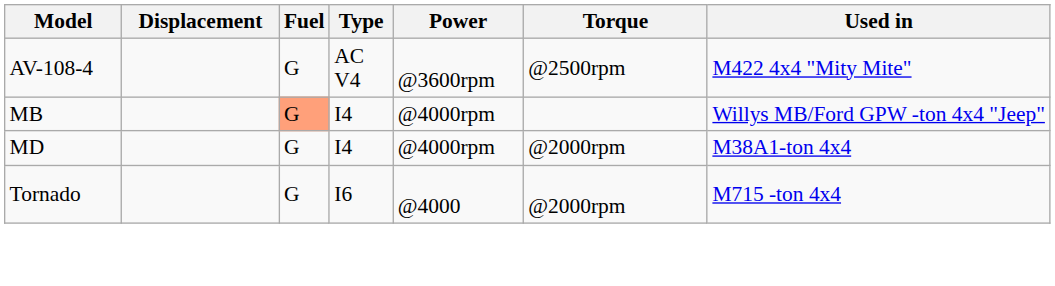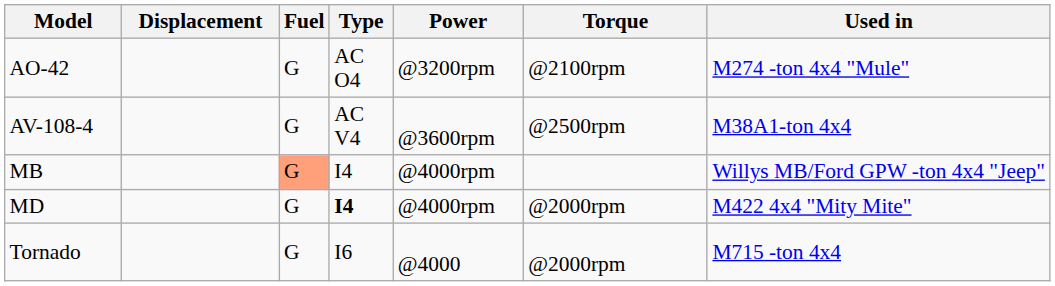+ row: (39, 67)
(812, 67) M422 4x4 "Mity Mite" -> (782, 125) M38A1-ton 4x4
(343, 147) normal -> (344, 205) bold
(782, 147) M38A1-ton 4x4 -> (812, 205) M422 4x4 "Mity Mite"
